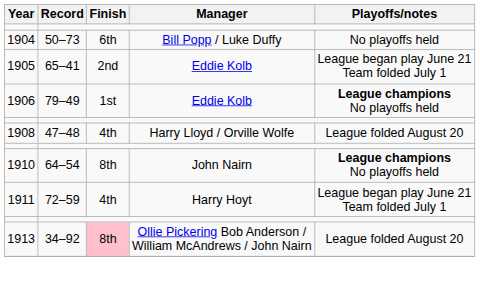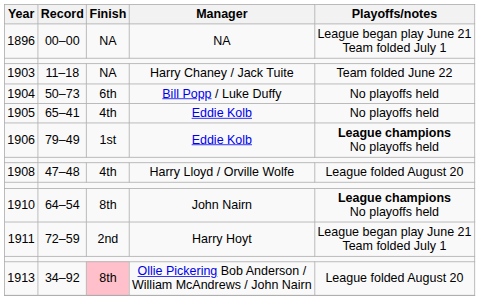+ row: (21, 41)
+ row: (21, 73)
(108, 66) 2nd -> (108, 113) 4th
(394, 66) League began play June 21 Team folded July 1 -> (394, 113) No playoffs held
(108, 199) 4th -> (108, 239) 2nd
